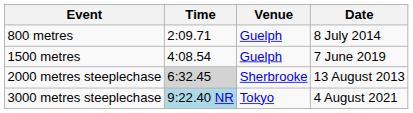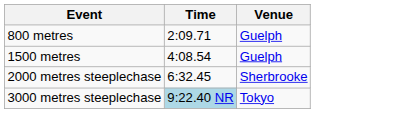- column: (359, 14)
(189, 77) lightgrey background -> (189, 77) no background
